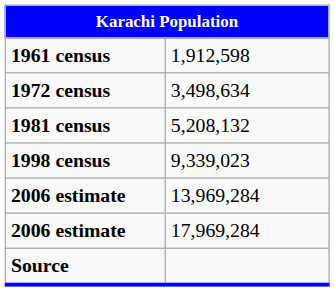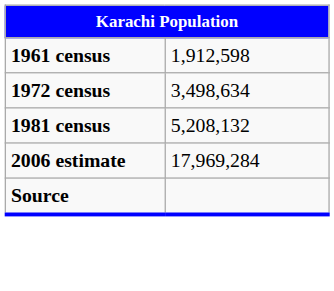- row: (210, 160)
- row: (215, 195)
